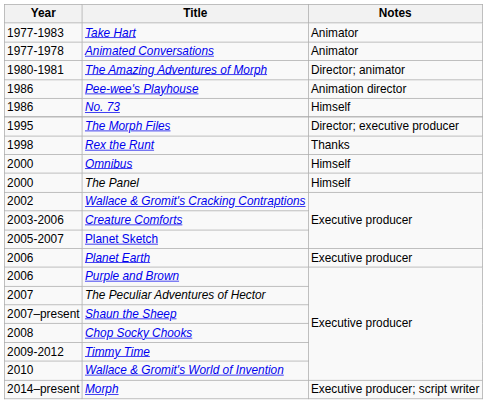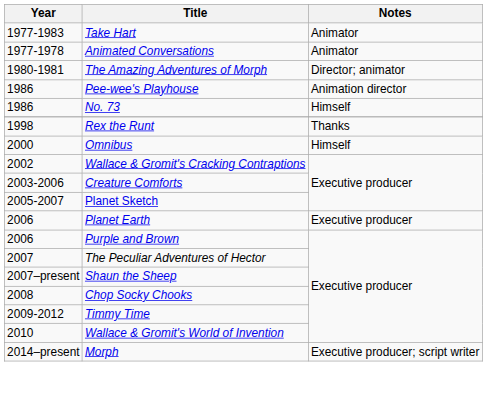- row: (128, 126)
- row: (112, 182)
